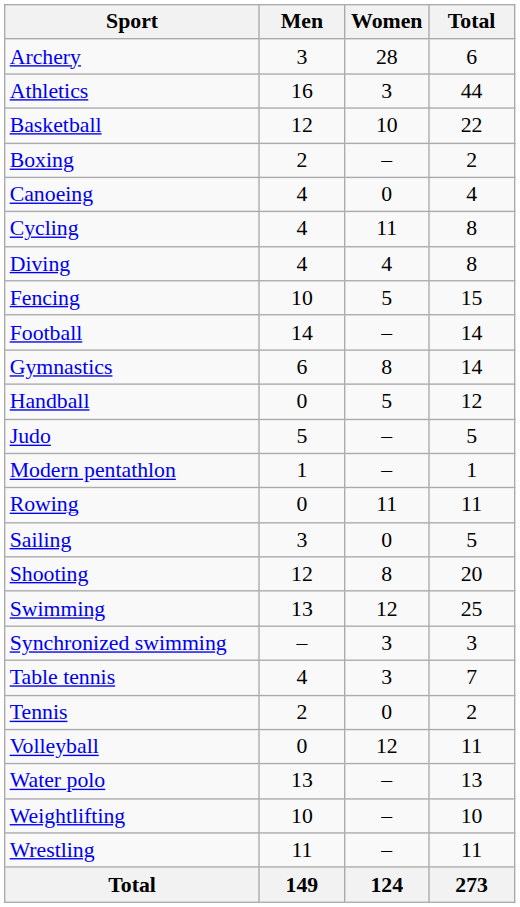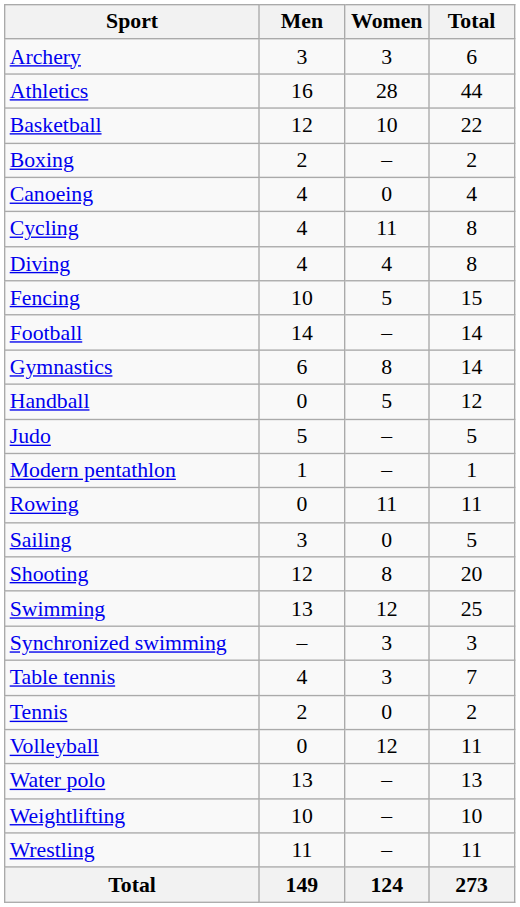(387, 56) 28 -> (387, 56) 3
(387, 90) 3 -> (387, 90) 28
